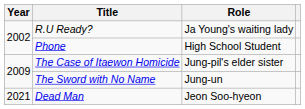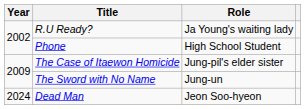(19, 96) 2021 -> (19, 96) 2024
